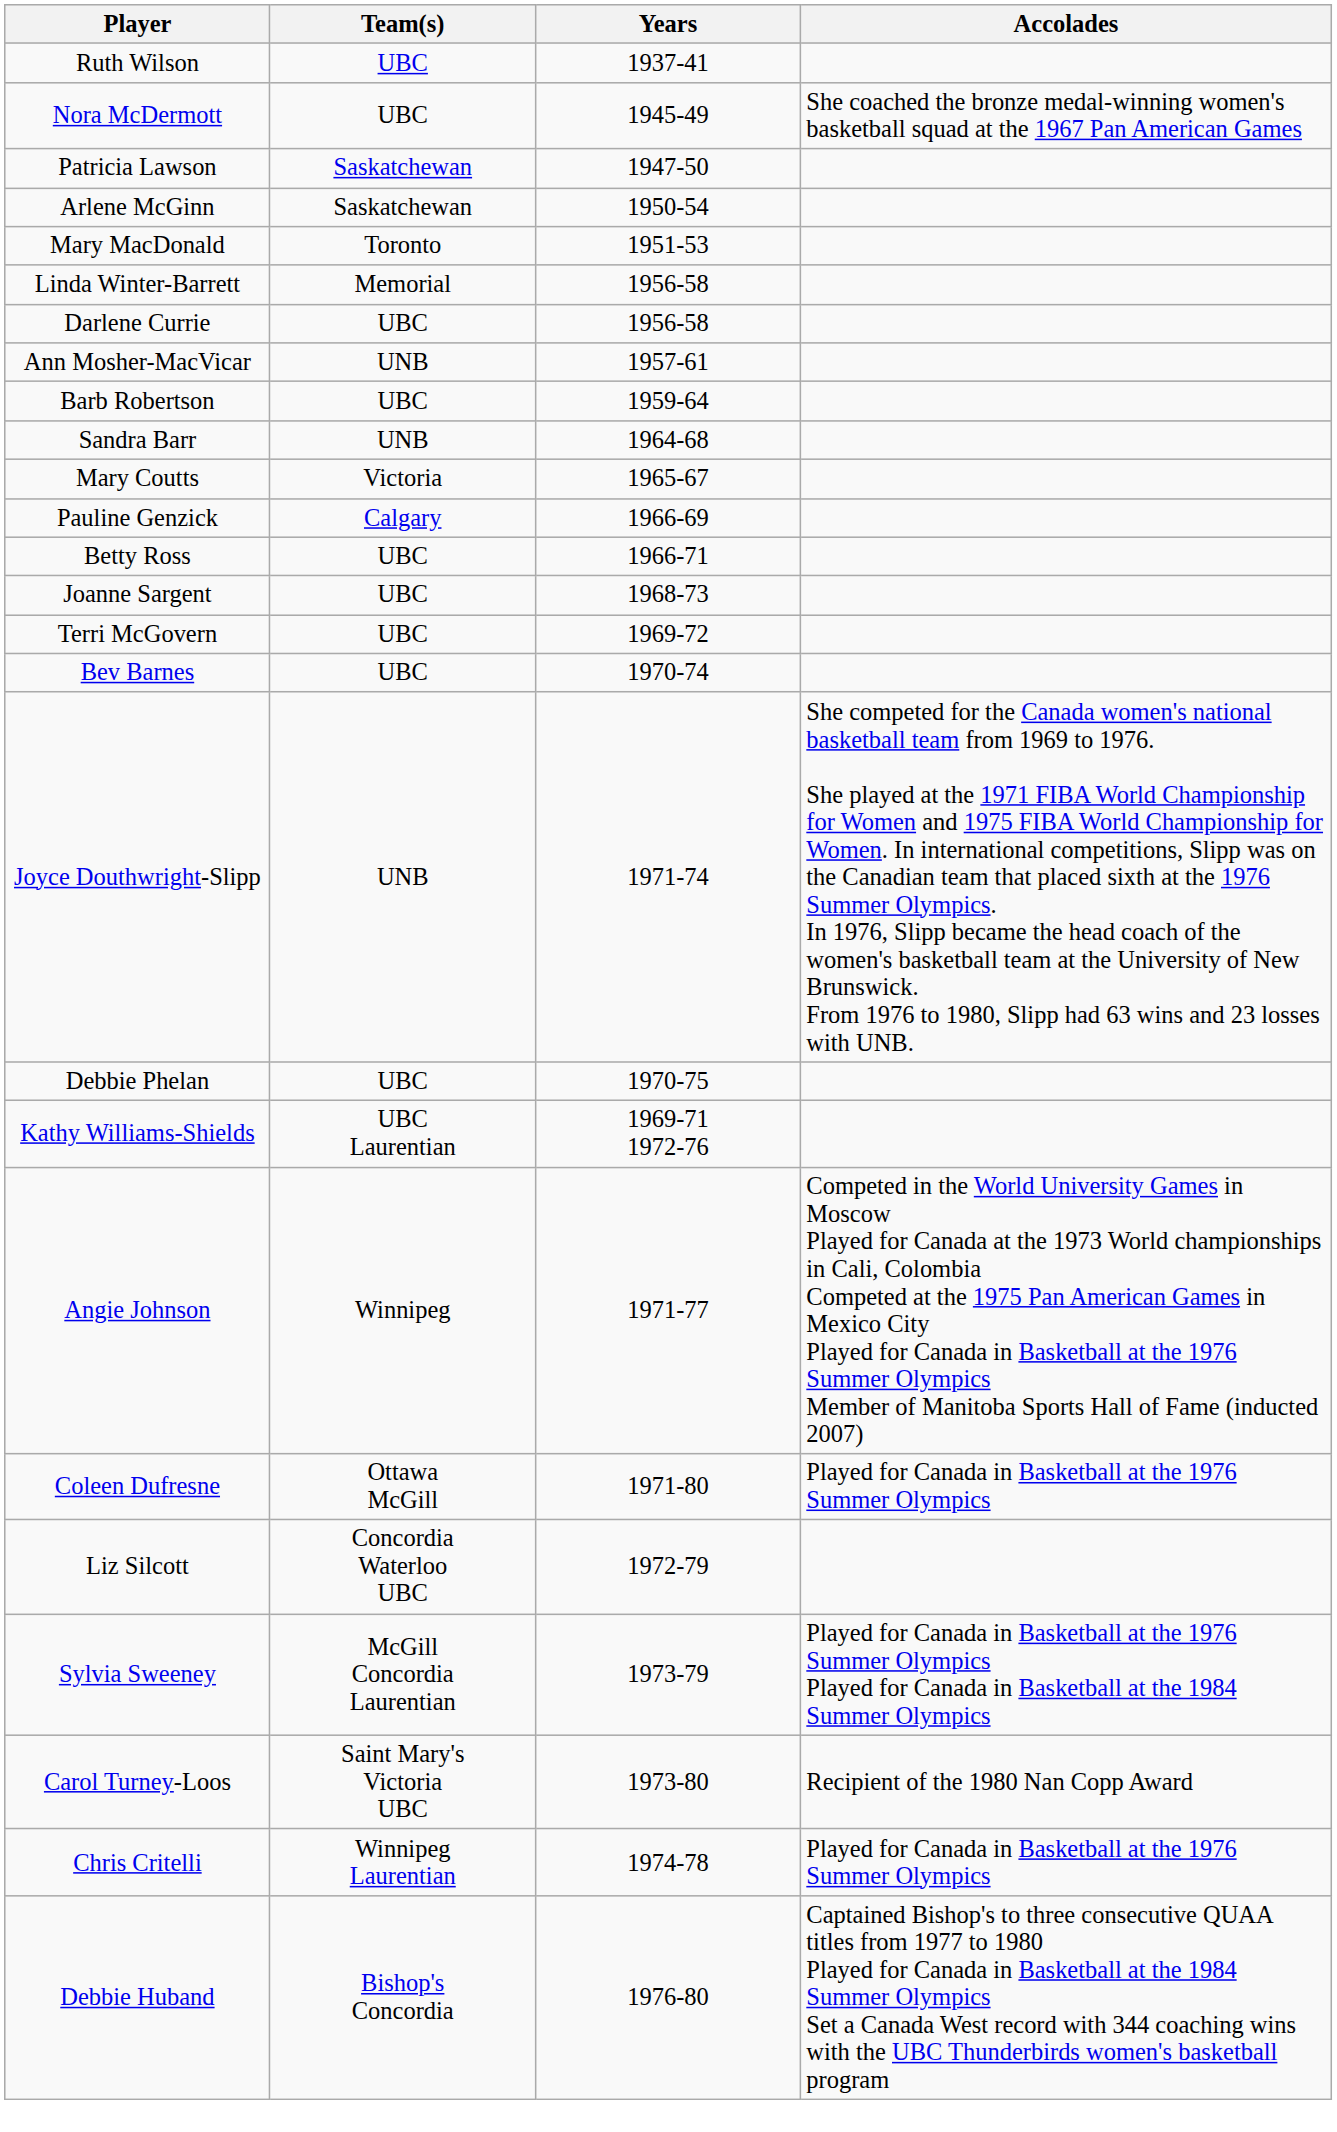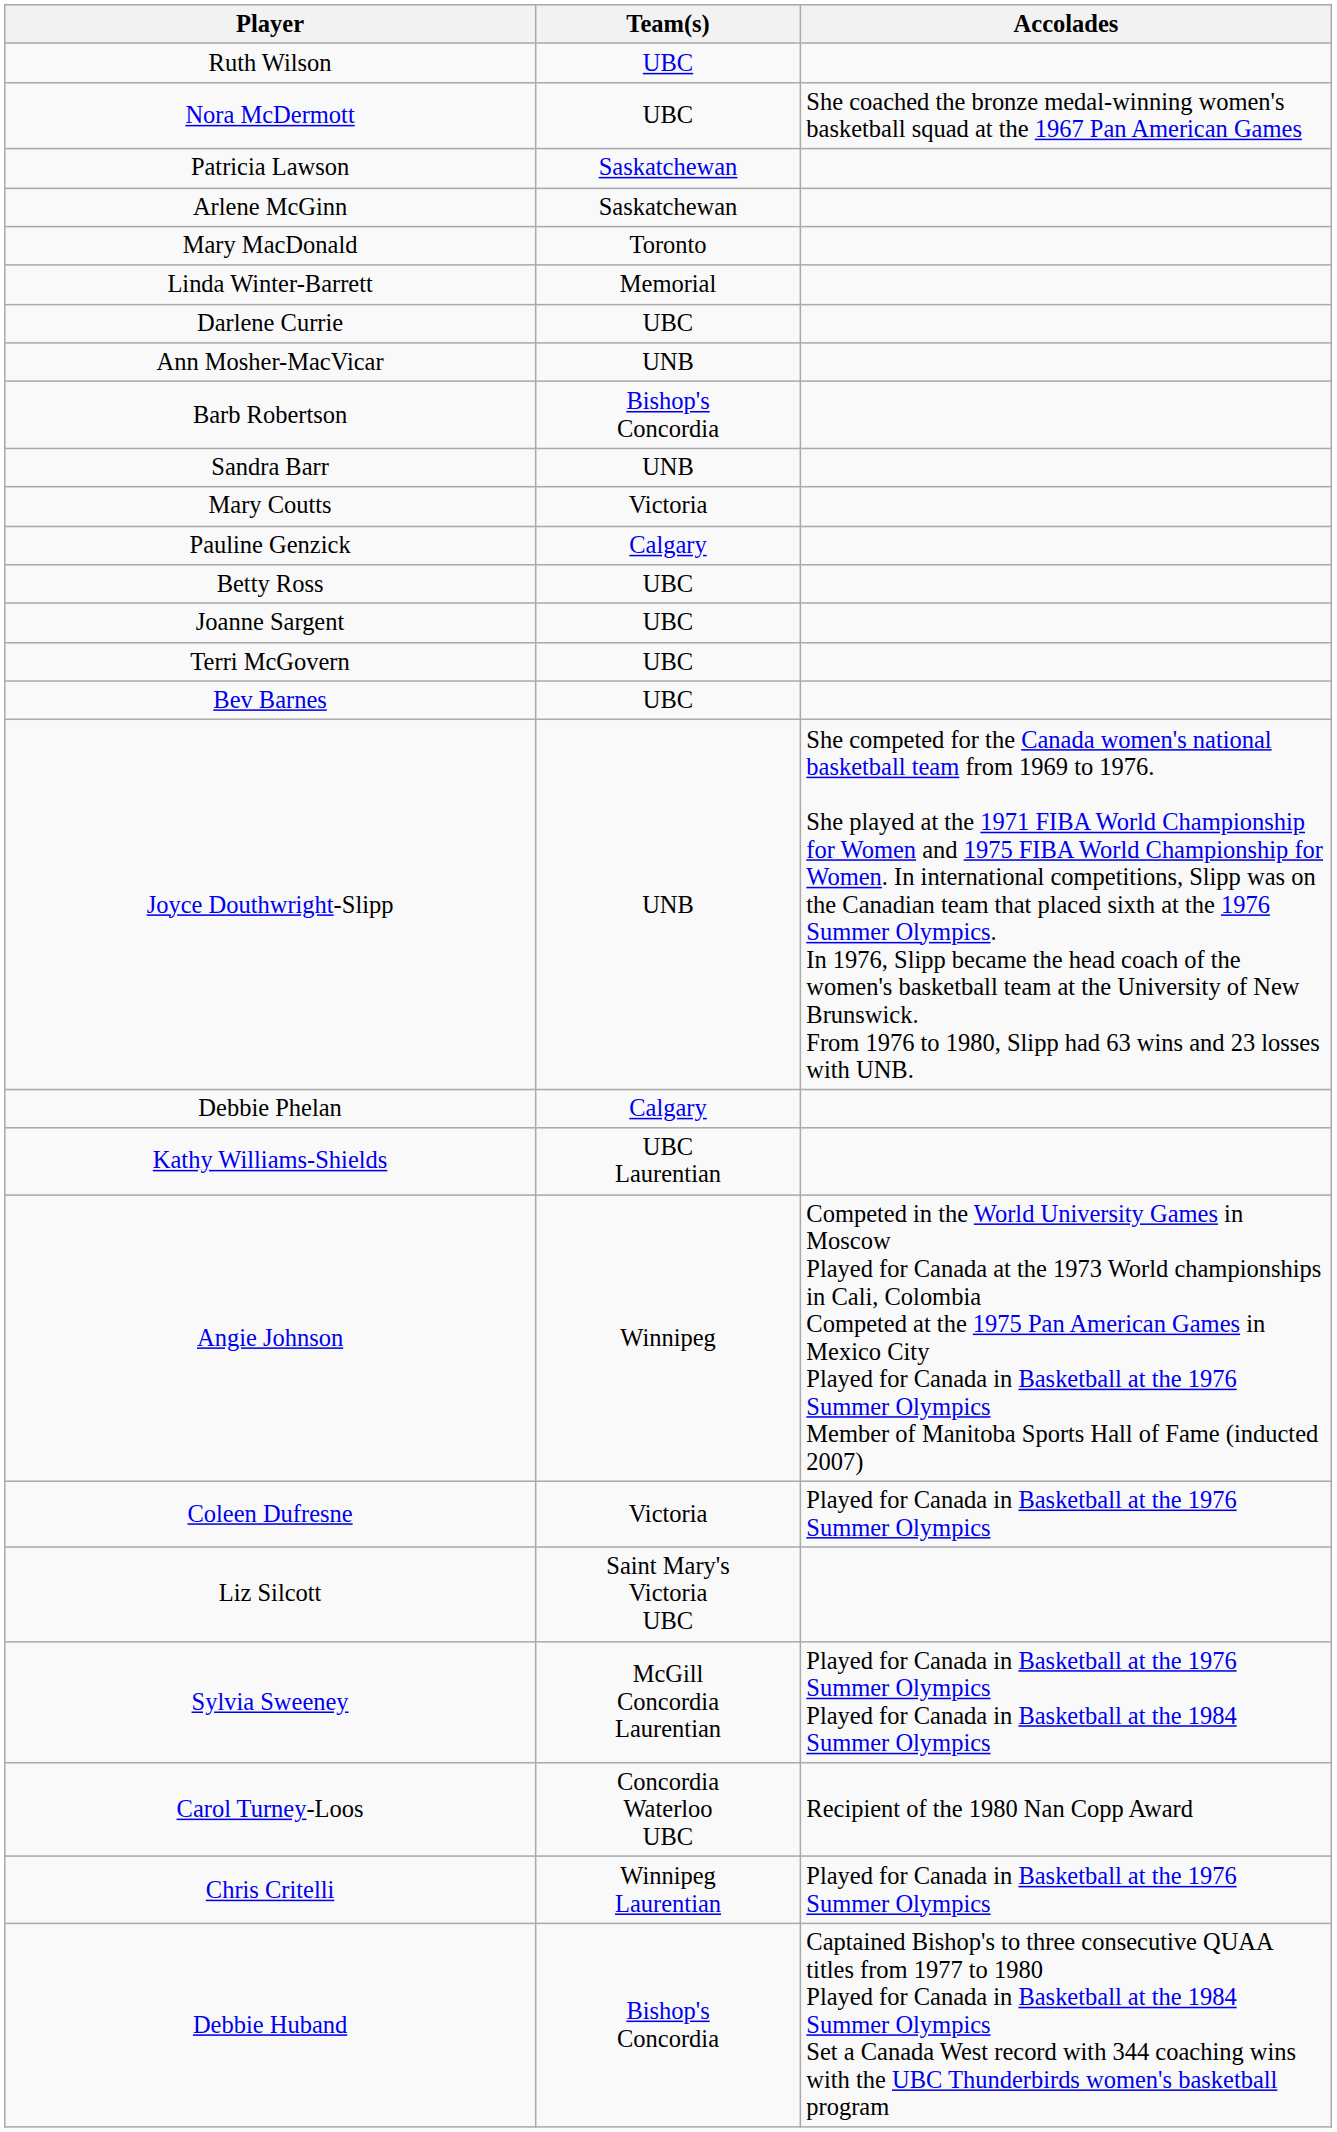- column: (668, 23)
(403, 400) UBC -> (668, 414) Bishop's Concordia
(403, 1080) UBC -> (668, 1108) Calgary
(403, 1486) Ottawa McGill -> (668, 1513) Victoria
(403, 1566) Concordia Waterloo UBC -> (668, 1594) Saint Mary's Victoria UBC
(403, 1781) Saint Mary's Victoria UBC -> (668, 1809) Concordia Waterloo UBC
